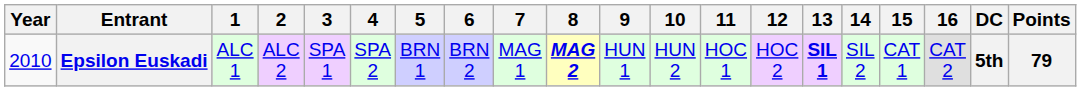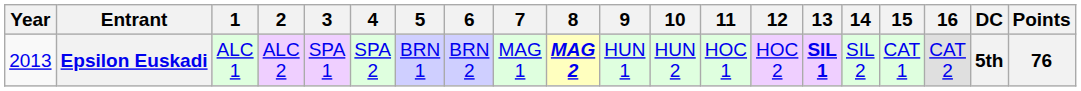(30, 60) 2010 -> (30, 60) 2013
(1042, 60) 79 -> (1042, 60) 76
